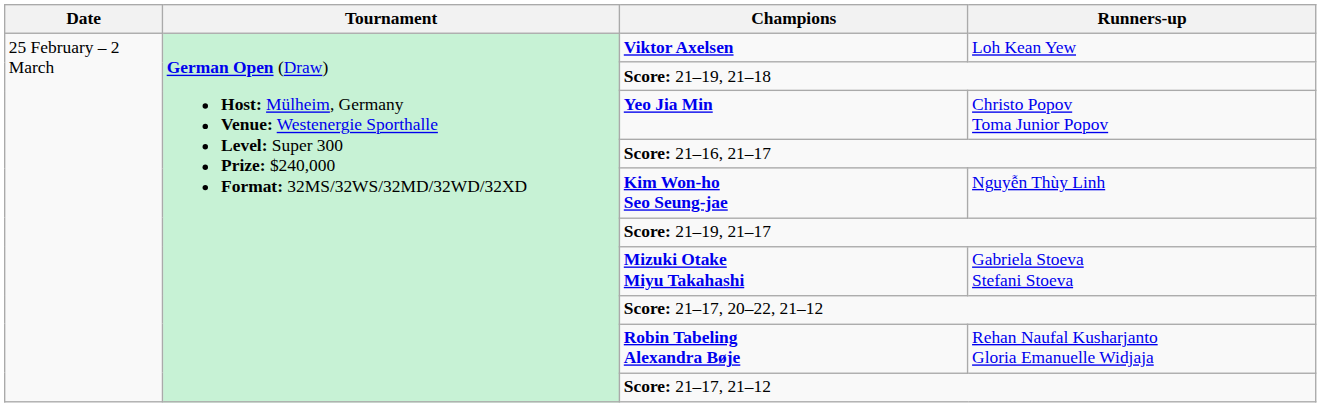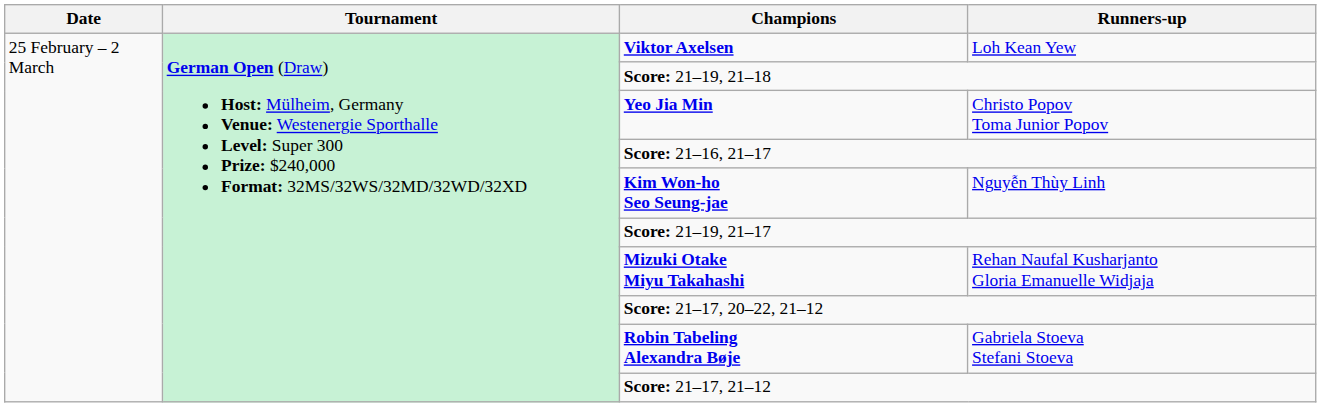(1028, 270) Gabriela Stoeva Stefani Stoeva -> (1065, 270) Rehan Naufal Kusharjanto Gloria Emanuelle Widjaja
(1065, 348) Rehan Naufal Kusharjanto Gloria Emanuelle Widjaja -> (1028, 348) Gabriela Stoeva Stefani Stoeva
